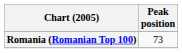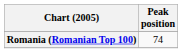(158, 39) 73 -> (158, 39) 74
